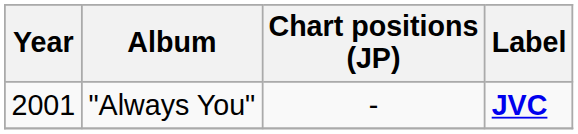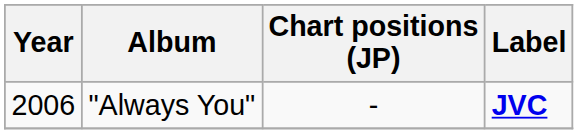(43, 104) 2001 -> (43, 104) 2006
